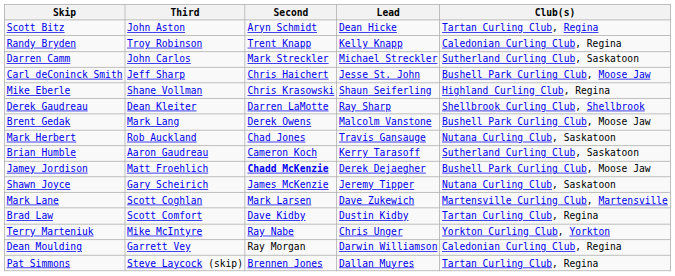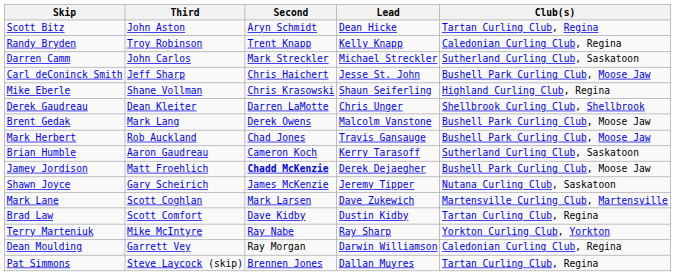(365, 106) Ray Sharp -> (371, 106) Chris Unger
(529, 138) Nutana Curling Club, Saskatoon -> (546, 138) Bushell Park Curling Club, Moose Jaw
(371, 232) Chris Unger -> (365, 232) Ray Sharp
